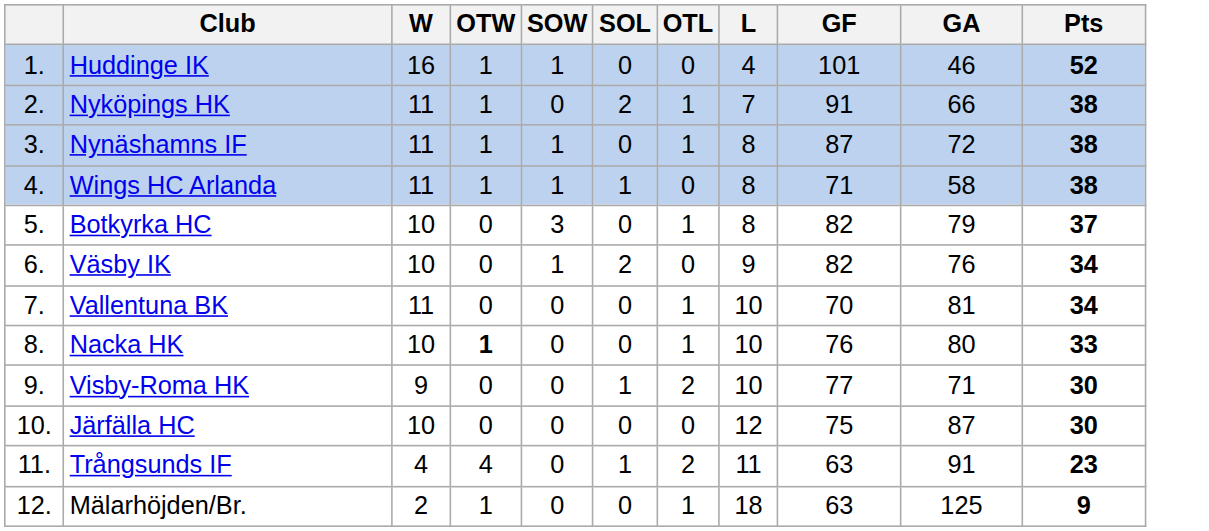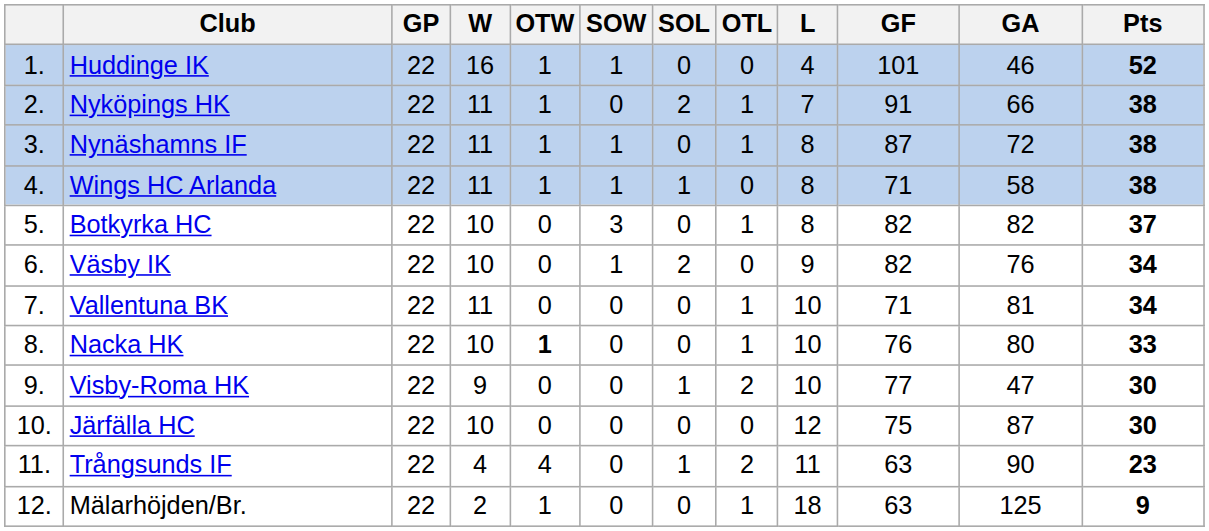+ column: (421, 24)
(961, 225) 79 -> (1021, 225) 82
(839, 305) 70 -> (898, 305) 71
(961, 385) 71 -> (1021, 385) 47
(961, 465) 91 -> (1021, 465) 90
